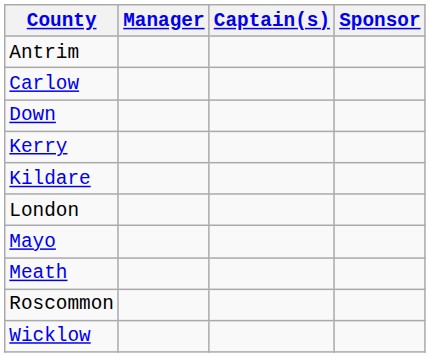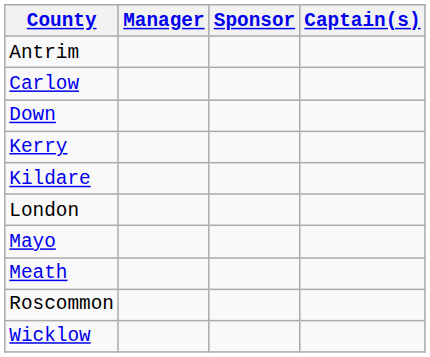columns swapped: (272, 21) <-> (380, 21)
